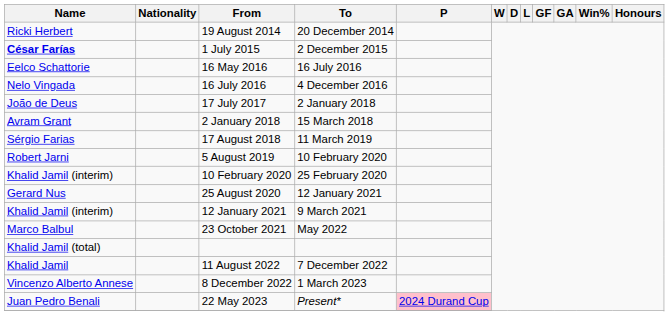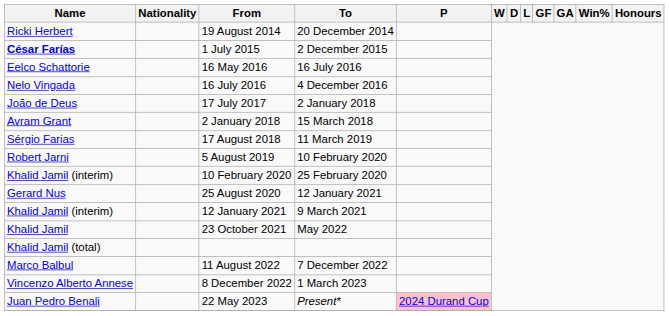(40, 229) Marco Balbul -> (38, 229) Khalid Jamil
(38, 265) Khalid Jamil -> (40, 265) Marco Balbul
